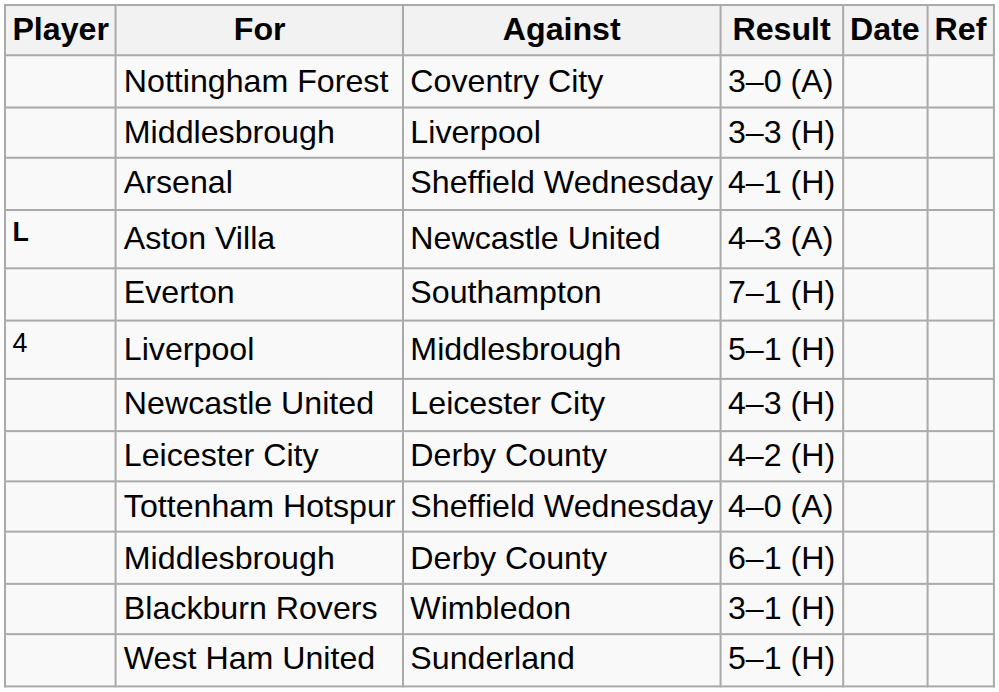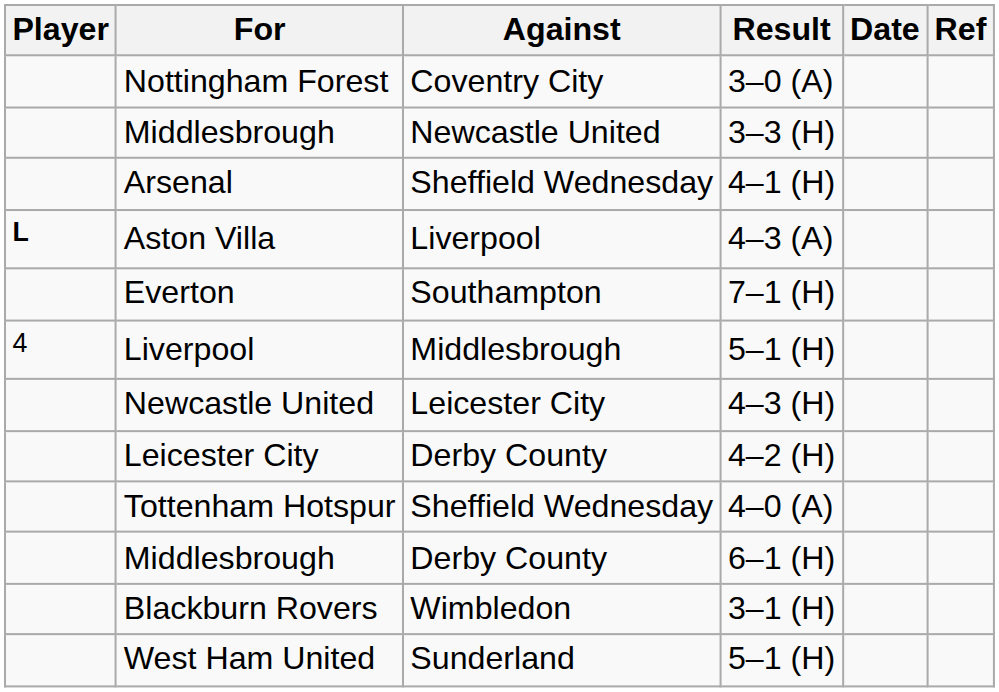(476, 132) Liverpool -> (535, 132) Newcastle United
(535, 238) Newcastle United -> (476, 238) Liverpool
